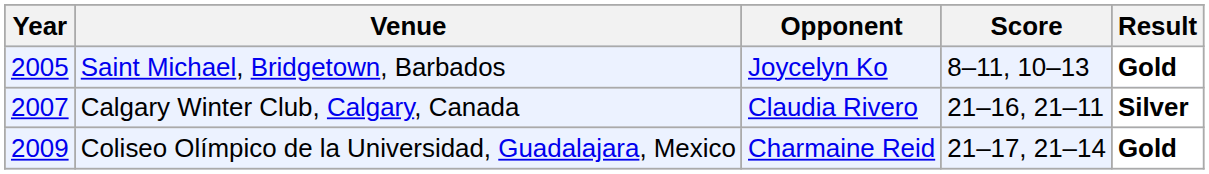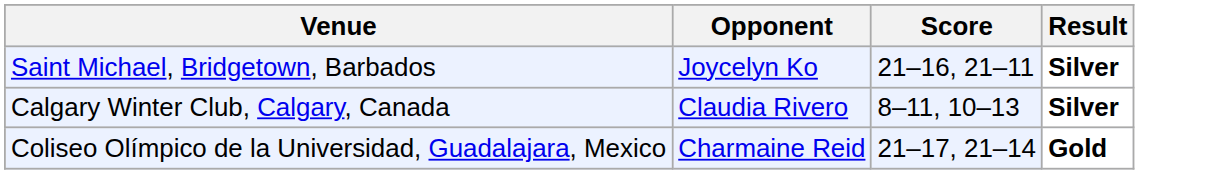- column: (40, 26)
(1018, 67) 8–11, 10–13 -> (956, 67) 21–16, 21–11
(1147, 67) Gold -> (1083, 67) Silver
(1026, 108) 21–16, 21–11 -> (949, 108) 8–11, 10–13
